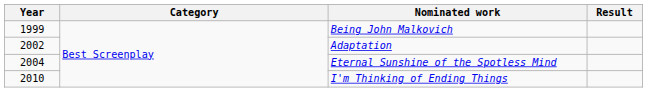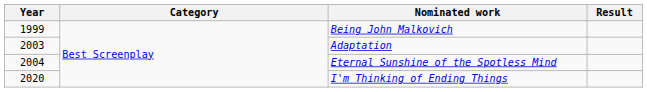(32, 46) 2002 -> (32, 46) 2003
(32, 79) 2010 -> (32, 79) 2020
